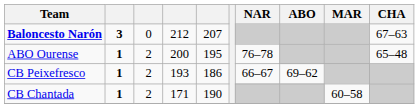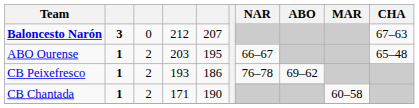(180, 53) 200 -> (180, 53) 203
(257, 53) 76–78 -> (257, 53) 66–67
(257, 73) 66–67 -> (257, 73) 76–78
